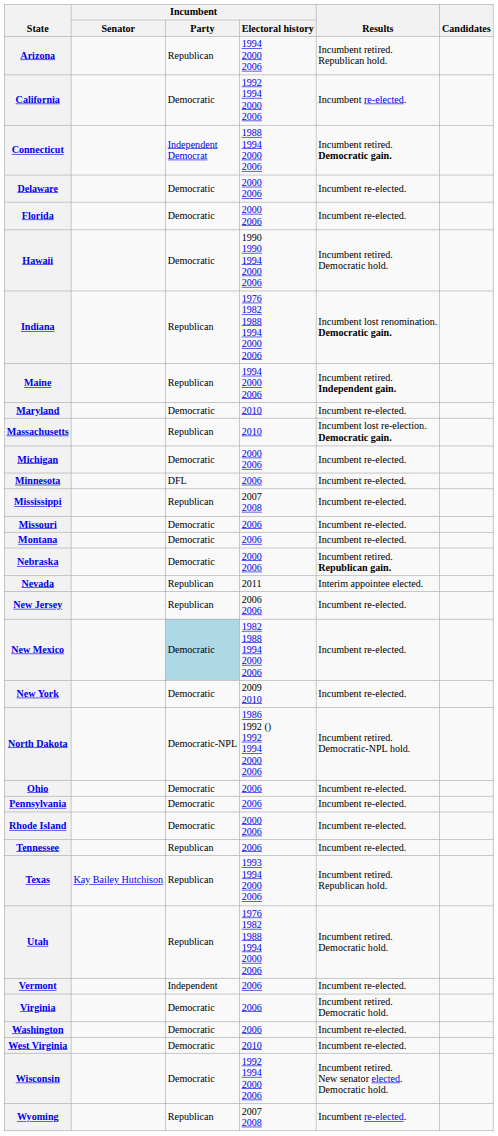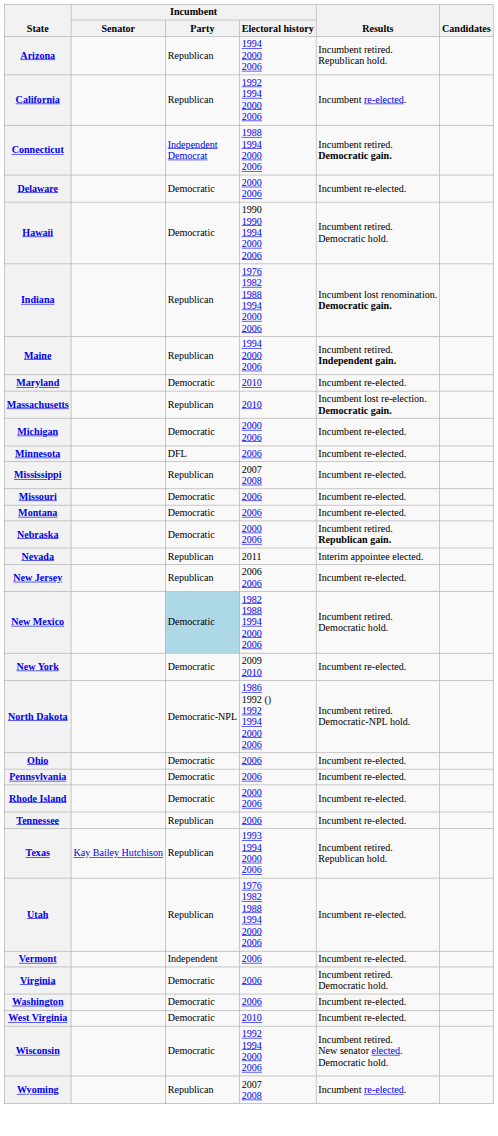(191, 100) Democratic -> (191, 100) Republican
- row: (38, 216)
(362, 649) Incumbent re-elected. -> (356, 622) Incumbent retired. Democratic hold.
(356, 942) Incumbent retired. Democratic hold. -> (362, 914) Incumbent re-elected.
